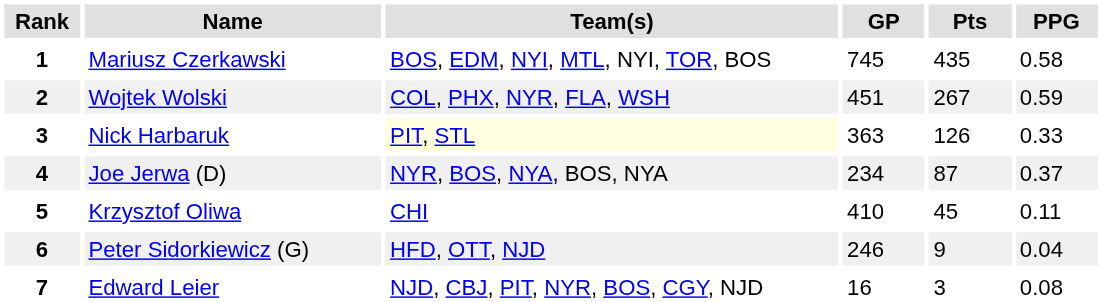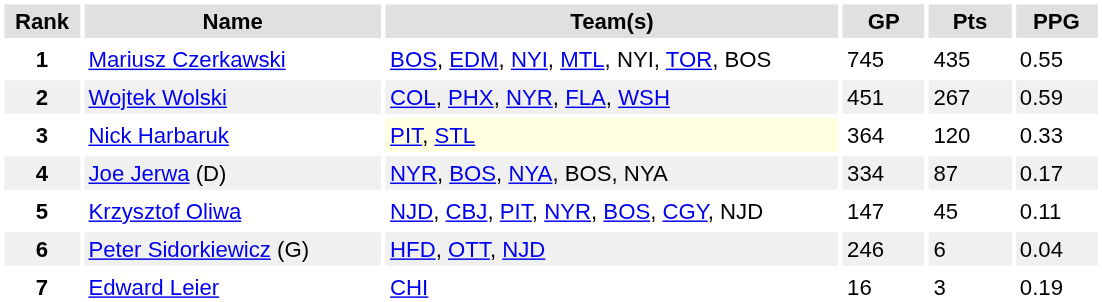(1041, 59) 0.58 -> (1041, 59) 0.55
(866, 135) 363 -> (866, 135) 364
(952, 135) 126 -> (952, 135) 120
(866, 173) 234 -> (866, 173) 334
(1041, 173) 0.37 -> (1041, 173) 0.17
(409, 211) CHI -> (577, 211) NJD, CBJ, PIT, NYR, BOS, CGY, NJD
(866, 211) 410 -> (866, 211) 147
(940, 249) 9 -> (940, 249) 6
(577, 287) NJD, CBJ, PIT, NYR, BOS, CGY, NJD -> (409, 287) CHI
(1041, 287) 0.08 -> (1041, 287) 0.19
